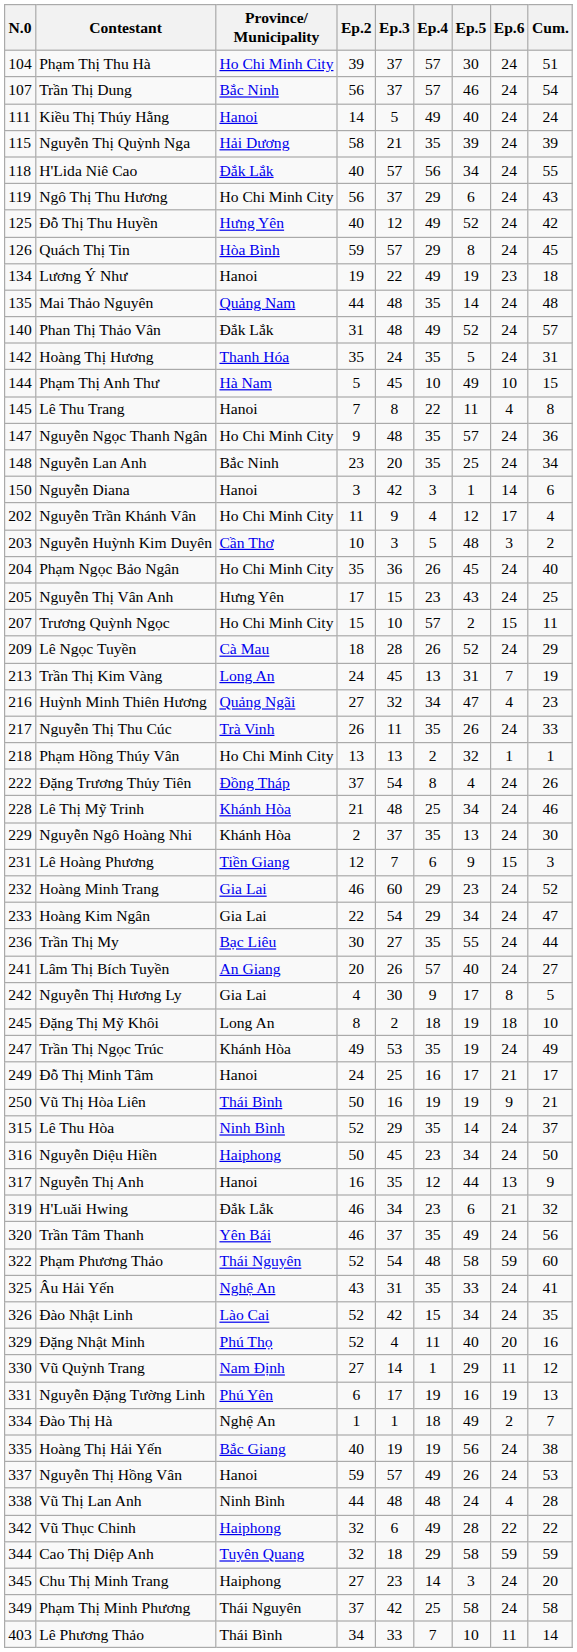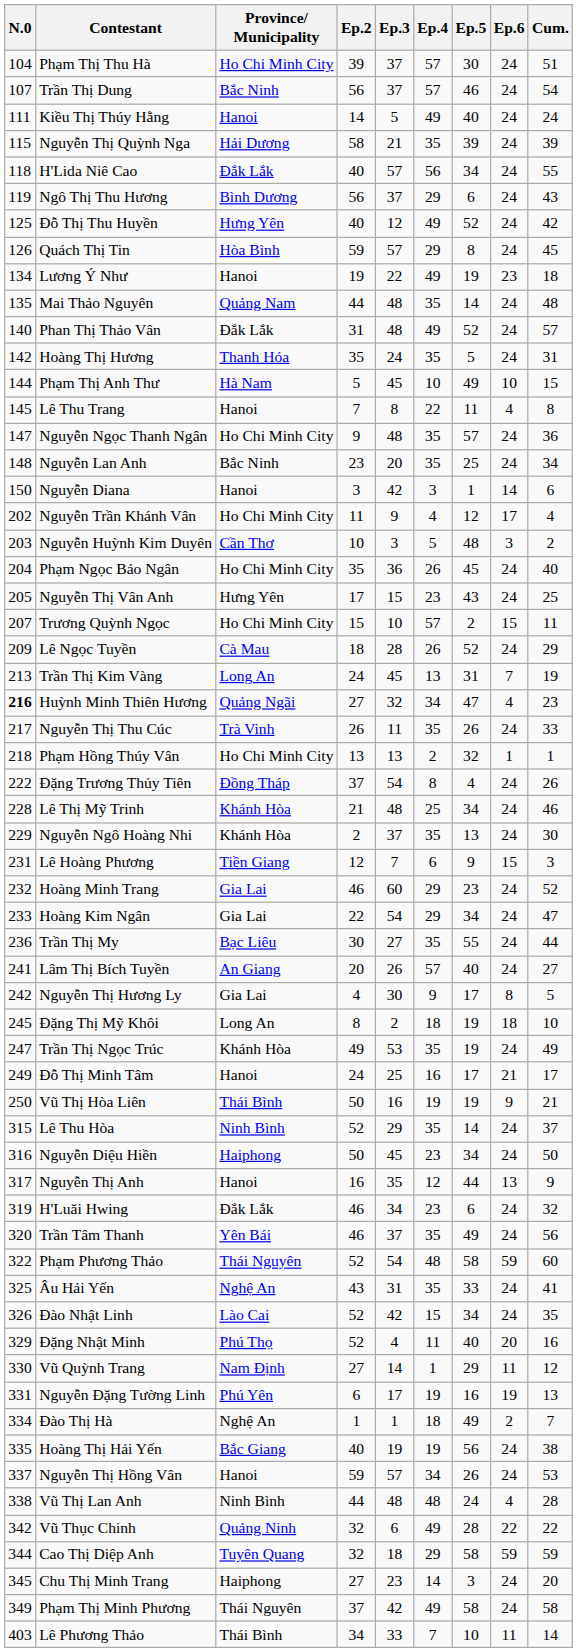(276, 196) Ho Chi Minh City -> (258, 196) Bình Dương
(20, 702) normal -> (20, 702) bold
(509, 1208) 21 -> (509, 1208) 24
(433, 1474) 49 -> (433, 1474) 34
(250, 1528) Haiphong -> (258, 1528) Quảng Ninh
(433, 1607) 25 -> (433, 1607) 49
